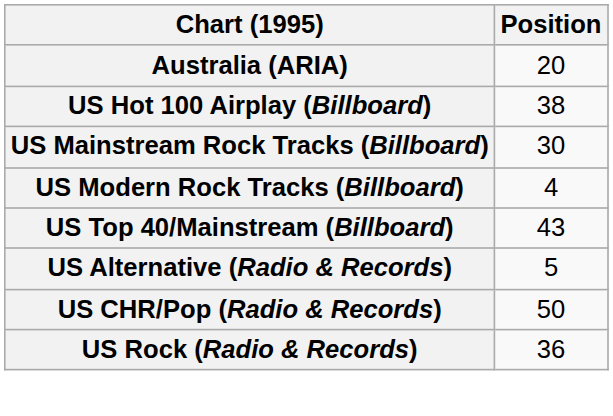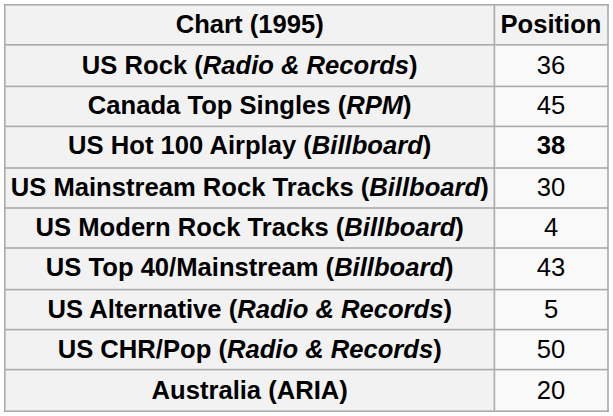rows swapped: (250, 65) <-> (250, 349)
+ row: (250, 106)
(551, 106) normal -> (551, 146) bold
